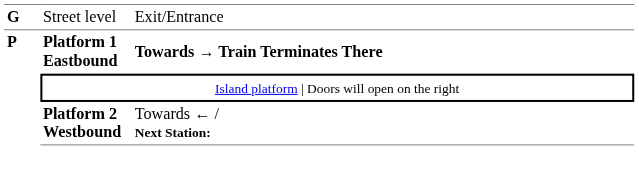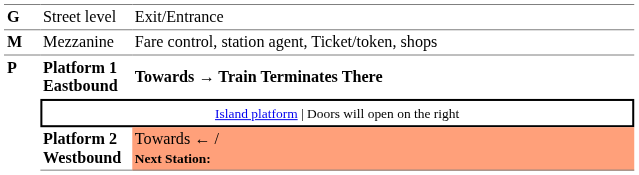+ row: (79, 42)
(177, 123) no background -> (177, 148) lightsalmon background
